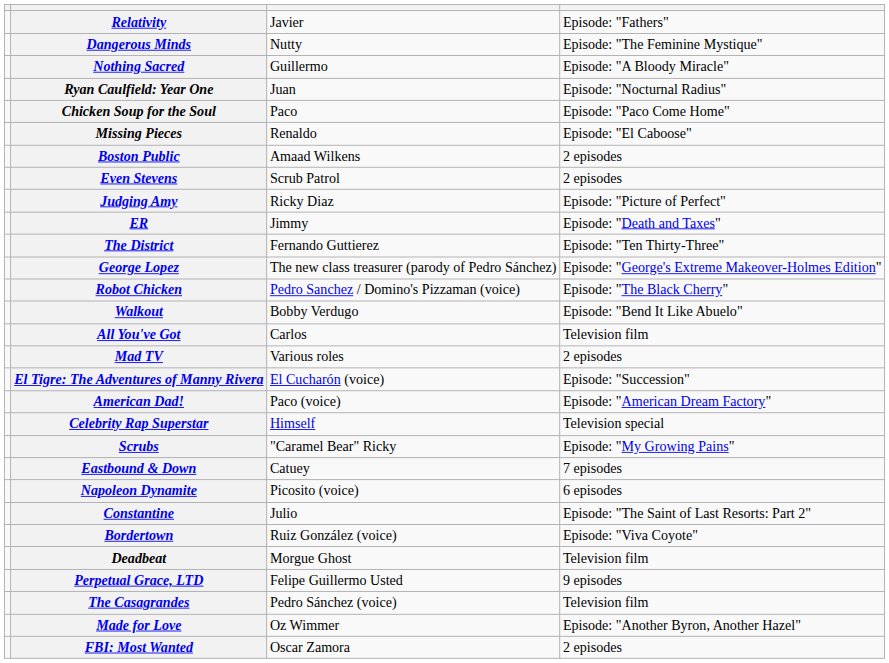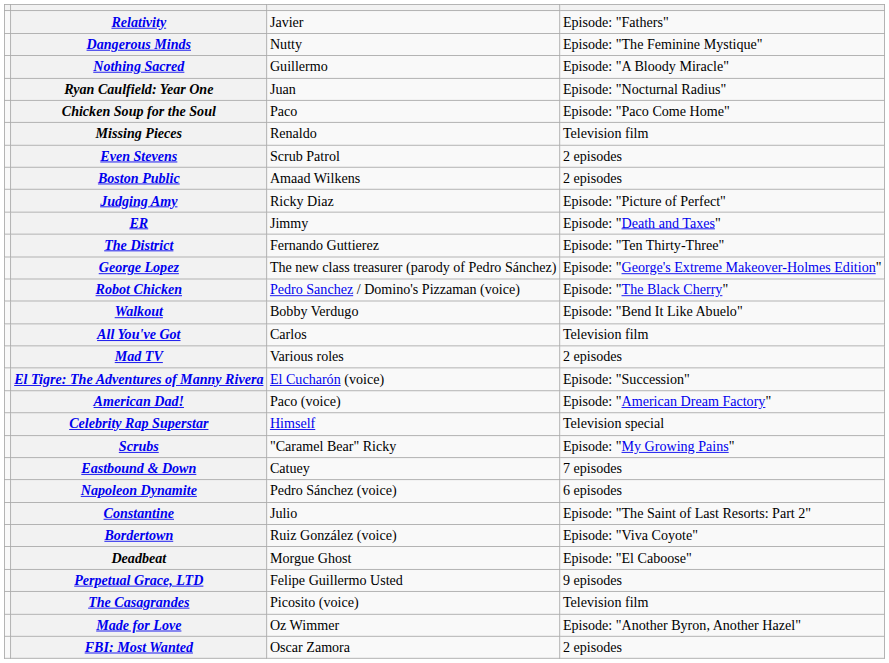(627, 133) Episode: "El Caboose" -> (606, 133) Television film
rows swapped: (139, 156) <-> (139, 178)
(314, 491) Picosito (voice) -> (333, 491) Pedro Sánchez (voice)
(606, 558) Television film -> (627, 558) Episode: "El Caboose"
(333, 602) Pedro Sánchez (voice) -> (314, 602) Picosito (voice)
